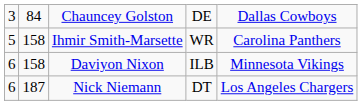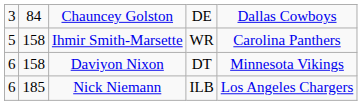(202, 64) ILB -> (202, 64) DT
(34, 87) 187 -> (34, 87) 185
(202, 87) DT -> (202, 87) ILB
